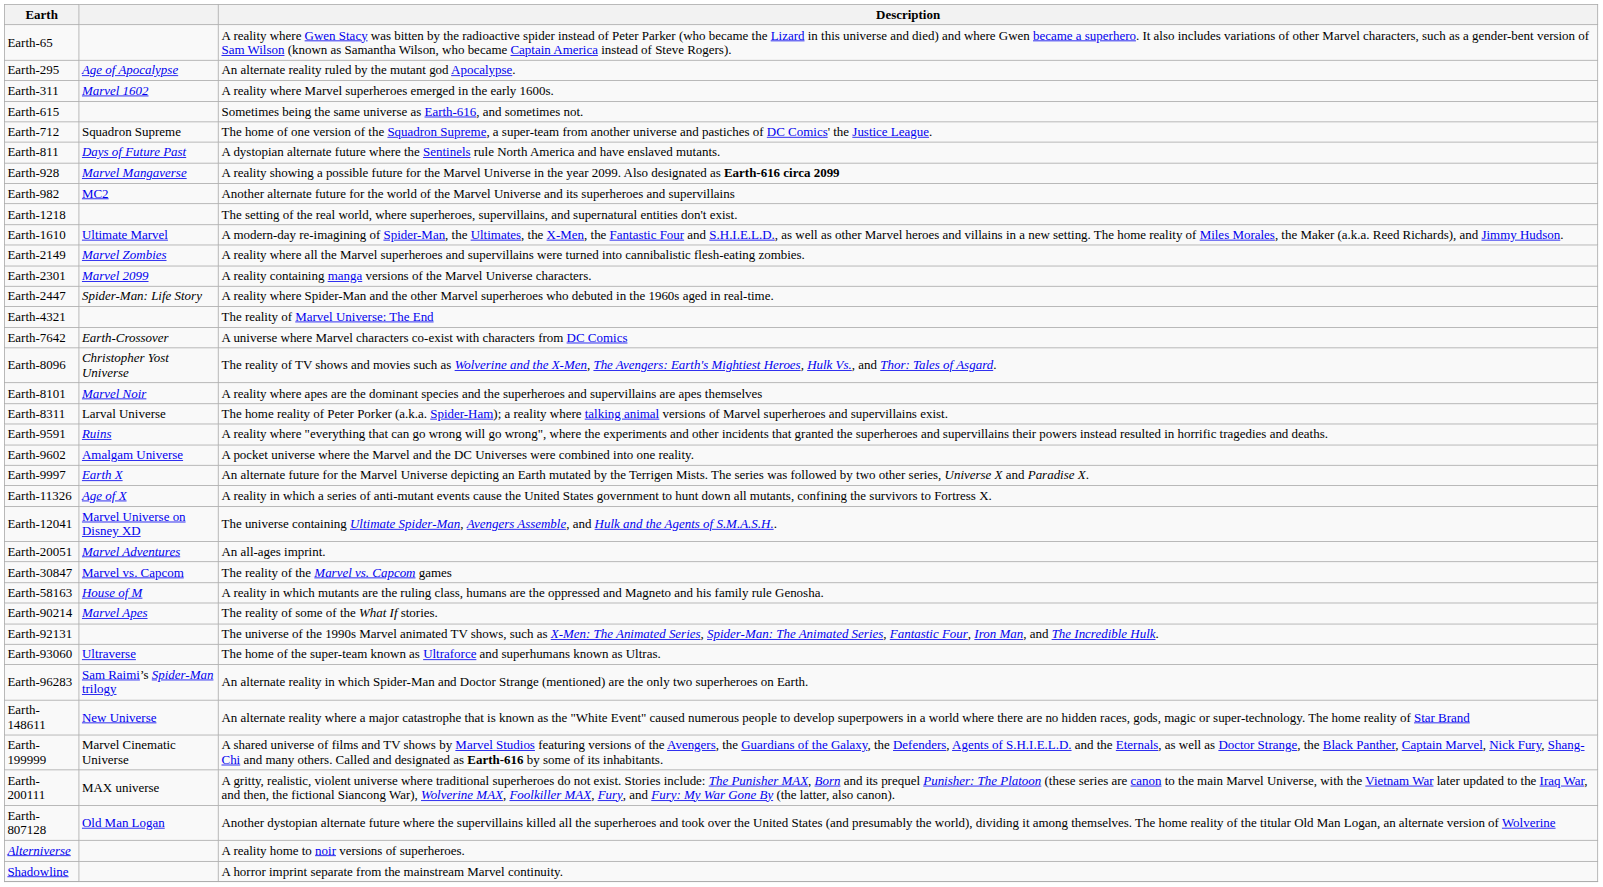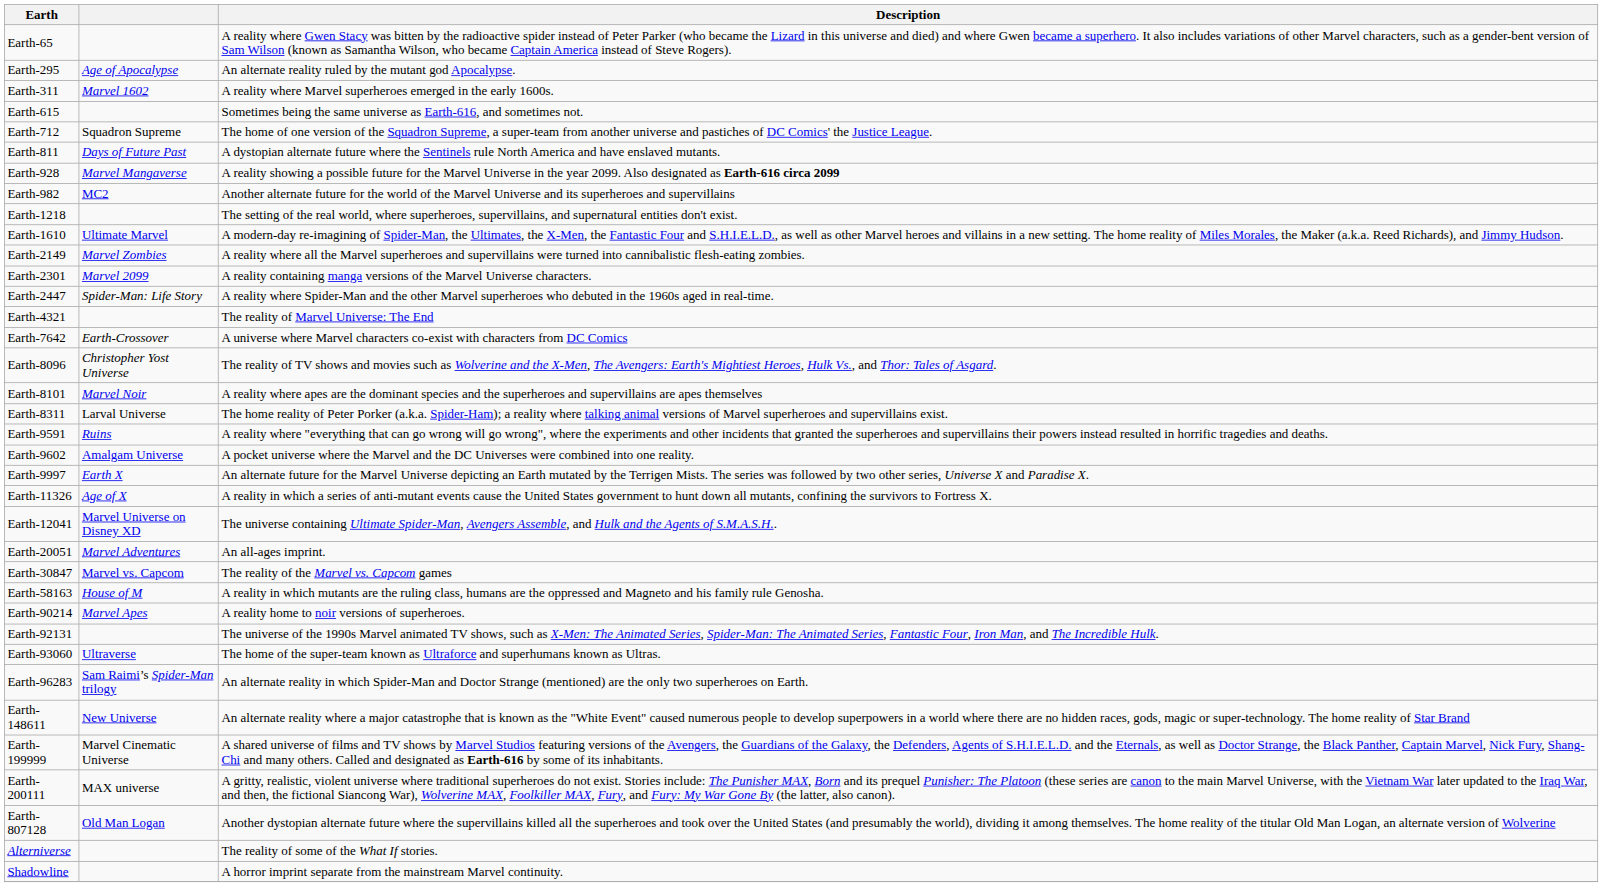(330, 613) The reality of some of the What If stories. -> (343, 613) A reality home to noir versions of superheroes.
(343, 850) A reality home to noir versions of superheroes. -> (330, 850) The reality of some of the What If stories.
